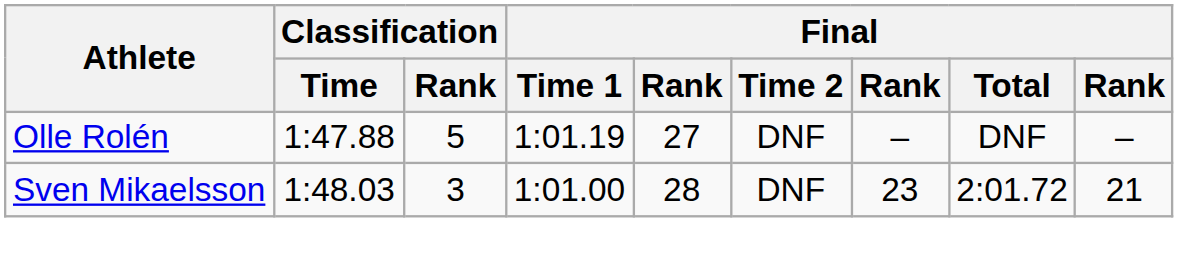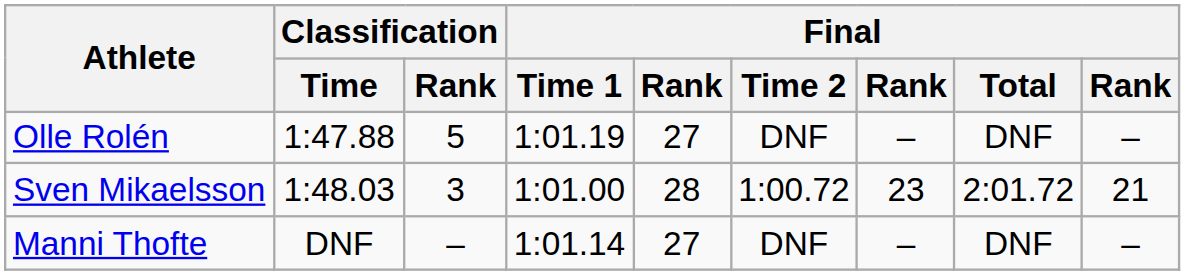(791, 190) DNF -> (794, 190) 1:00.72
+ row: (110, 243)
